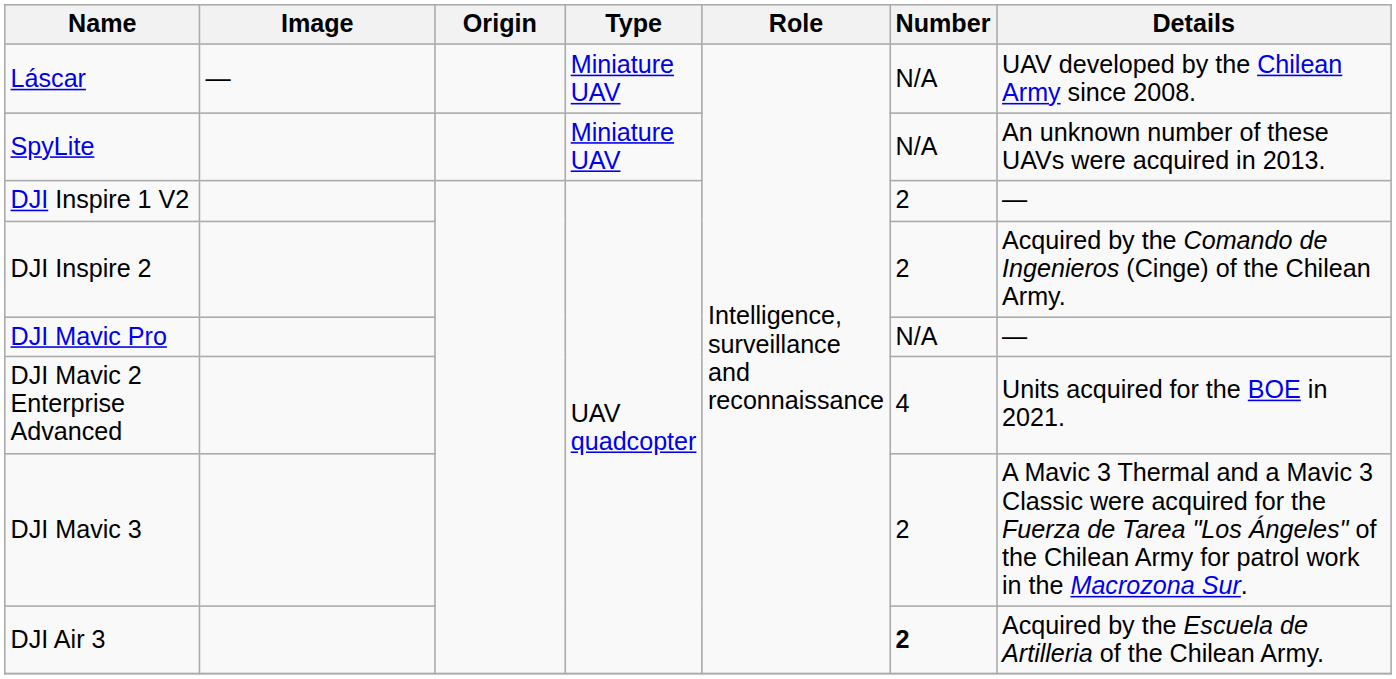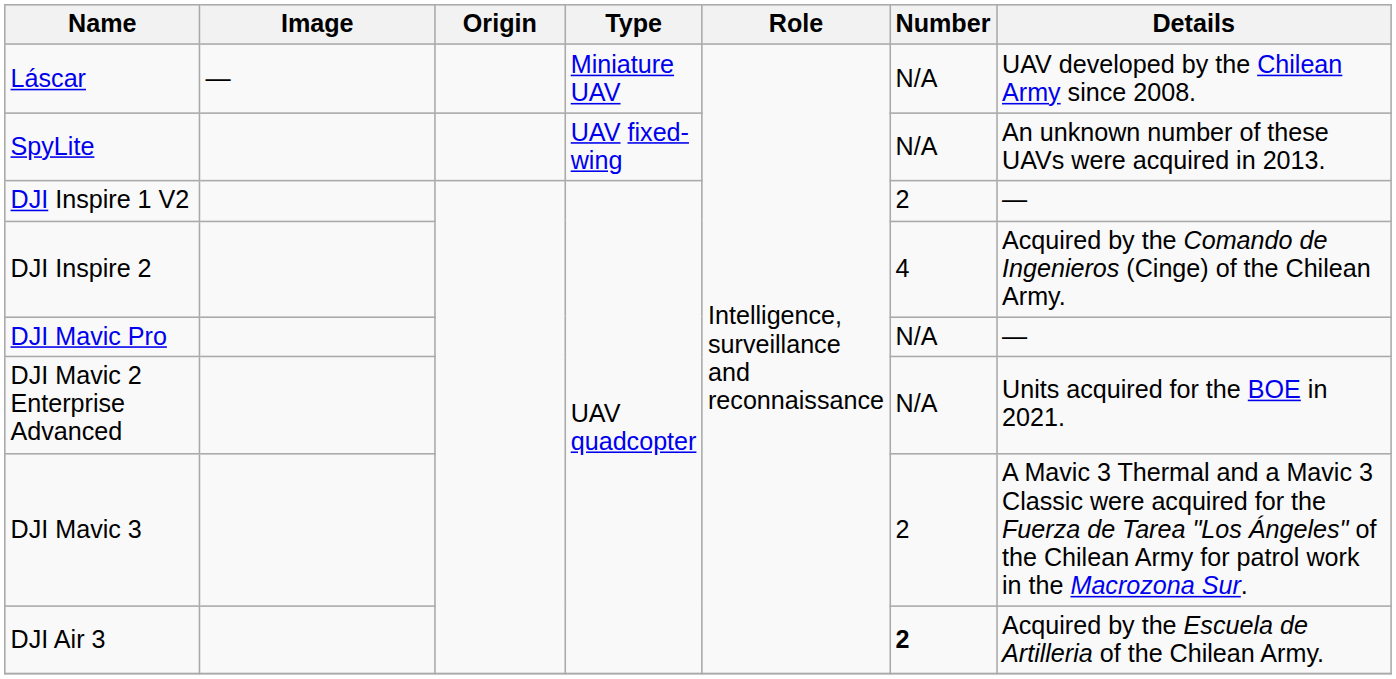(622, 146) Miniature UAV -> (630, 146) UAV fixed-wing
(903, 268) 2 -> (903, 268) 4
(903, 404) 4 -> (916, 404) N/A
